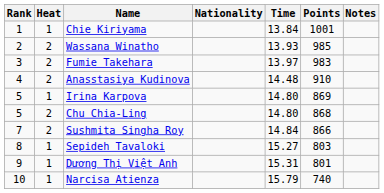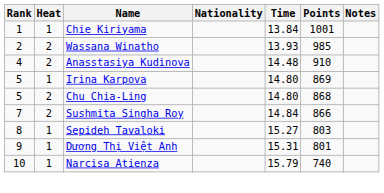- row: (109, 63)
